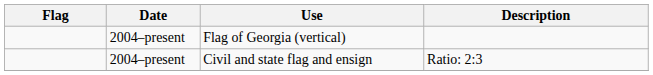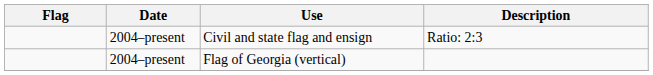rows swapped: (288, 59) <-> (274, 37)
